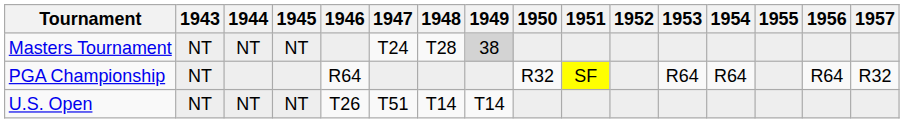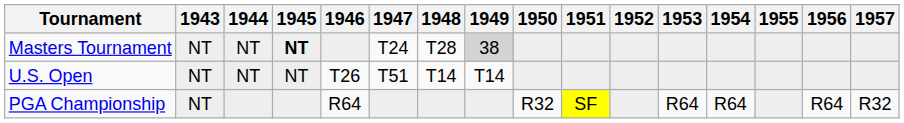(296, 47) normal -> (296, 47) bold
rows swapped: (51, 104) <-> (87, 76)
